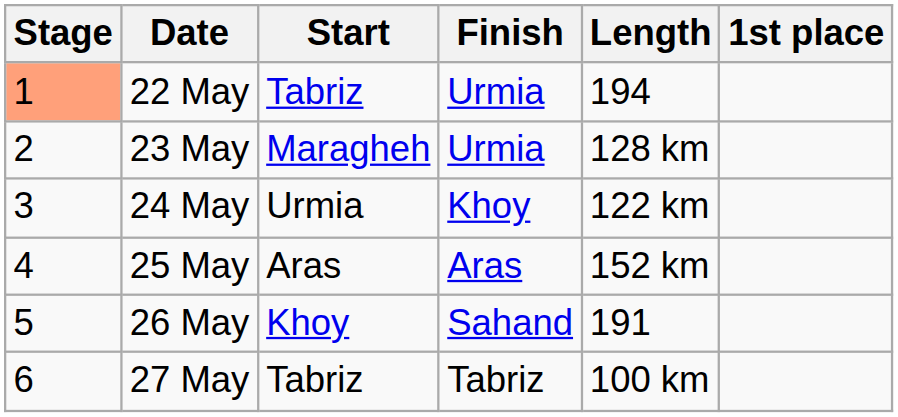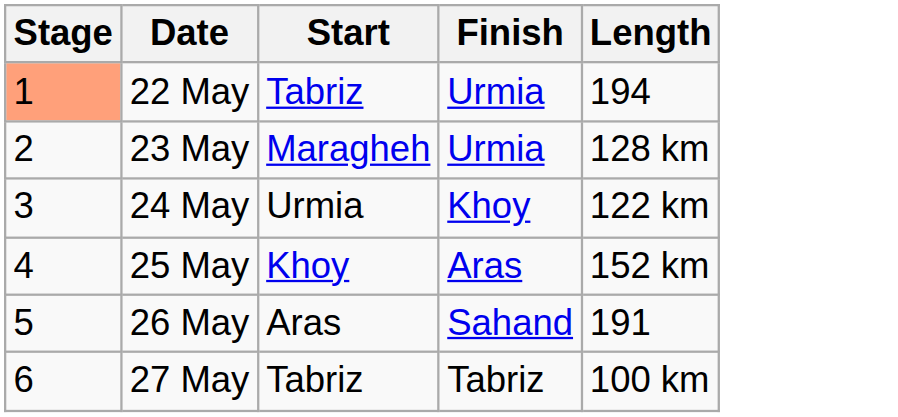- column: (806, 33)
(304, 264) Aras -> (308, 264) Khoy
(308, 322) Khoy -> (304, 322) Aras
